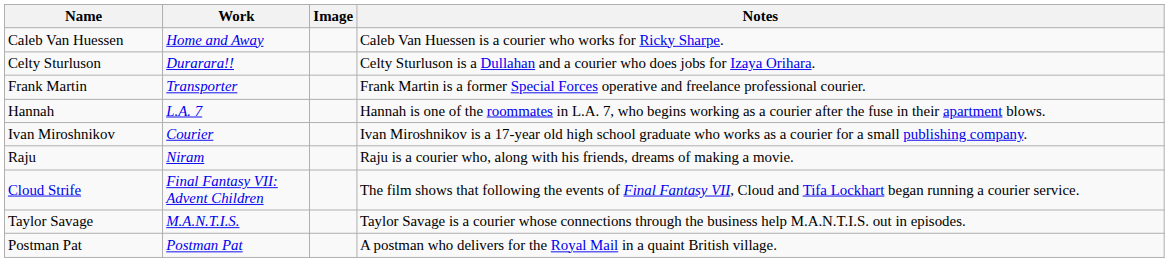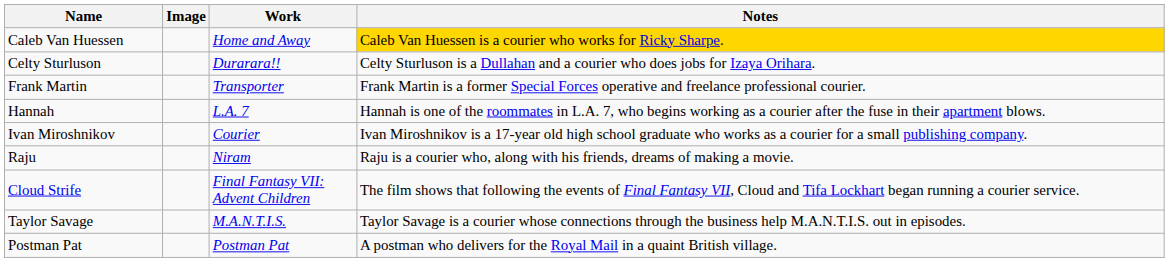columns swapped: (333, 16) <-> (236, 16)
(542, 39) no background -> (542, 39) gold background
